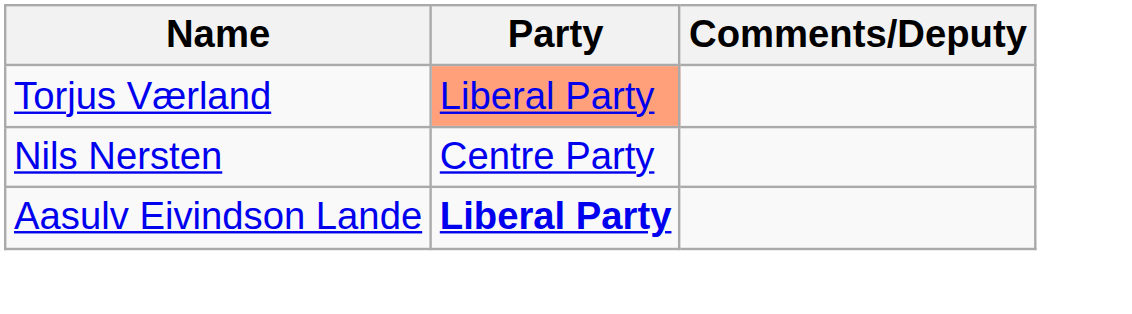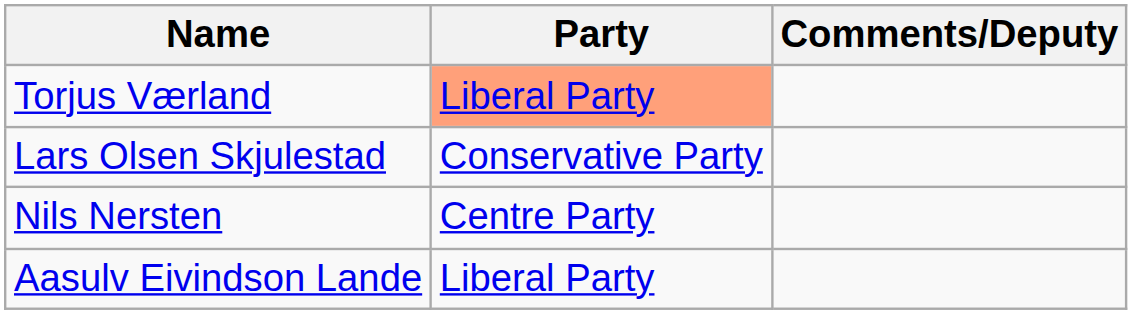+ row: (200, 156)
(556, 216) bold -> (547, 277) normal
